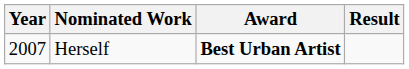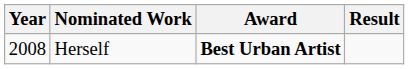(27, 48) 2007 -> (27, 48) 2008
